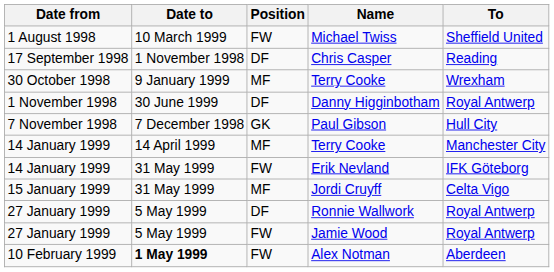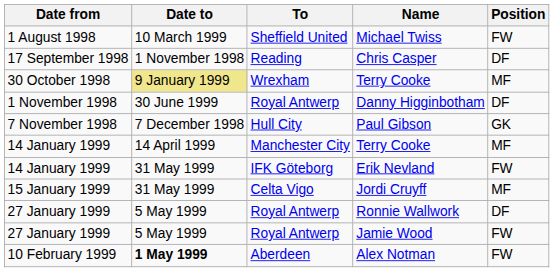columns swapped: (278, 15) <-> (496, 15)
(182, 80) no background -> (182, 80) khaki background
